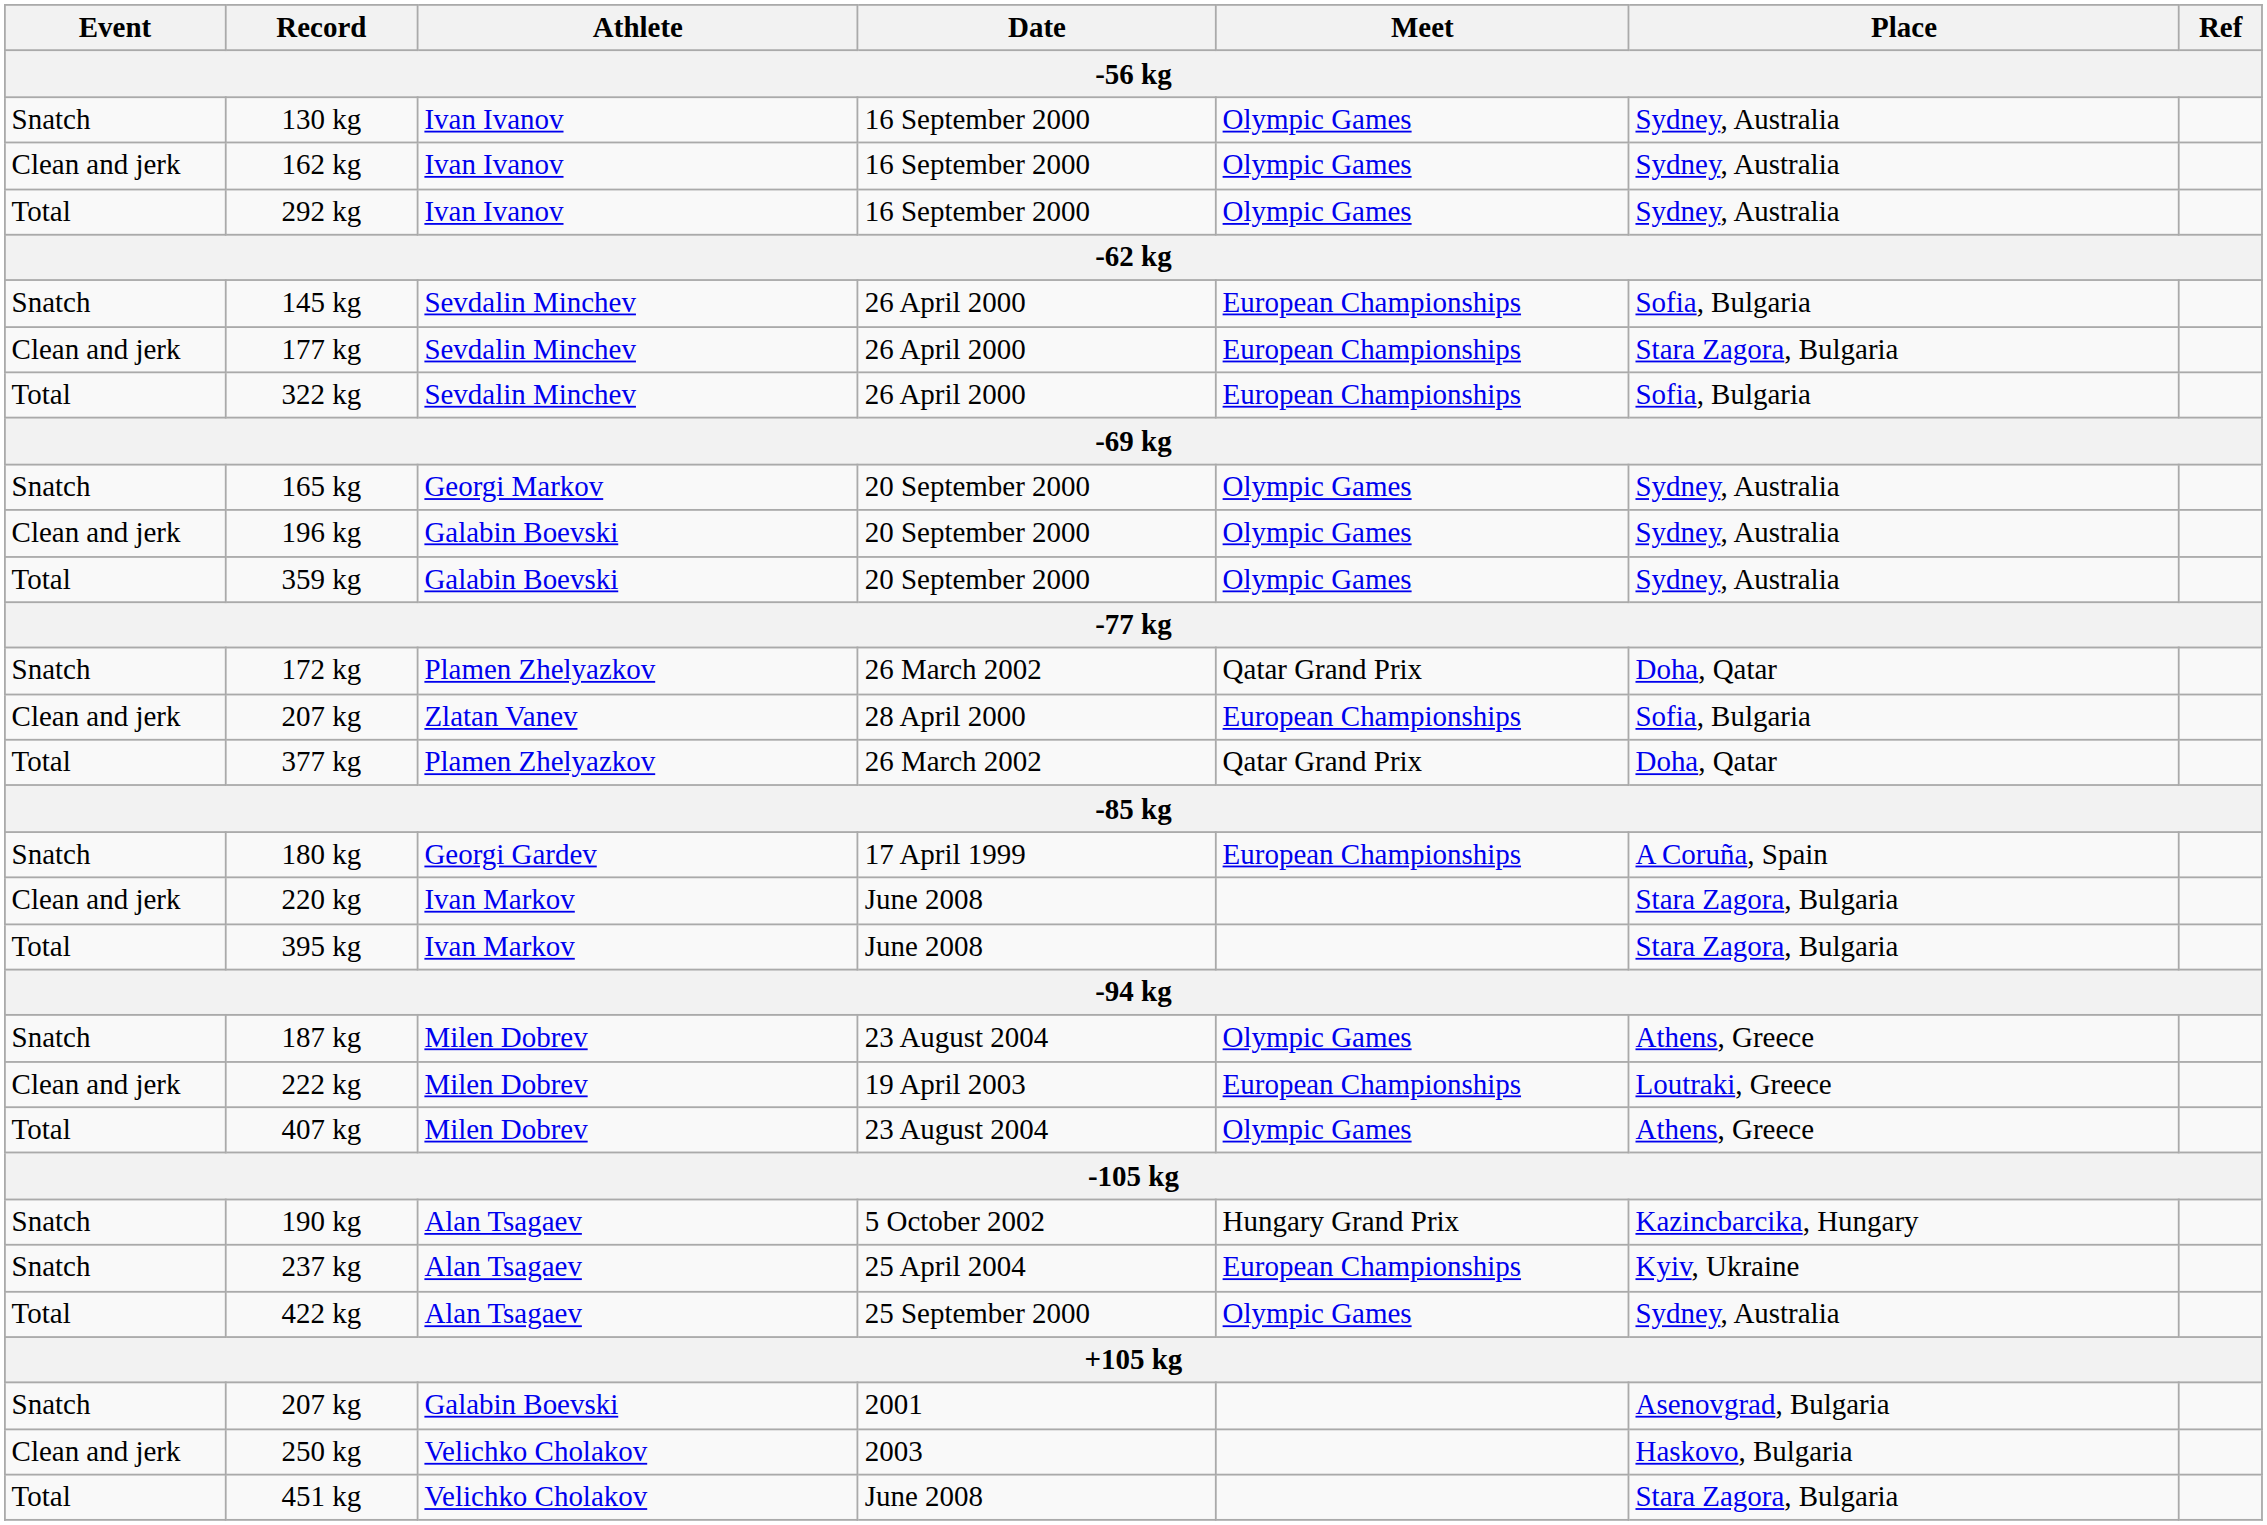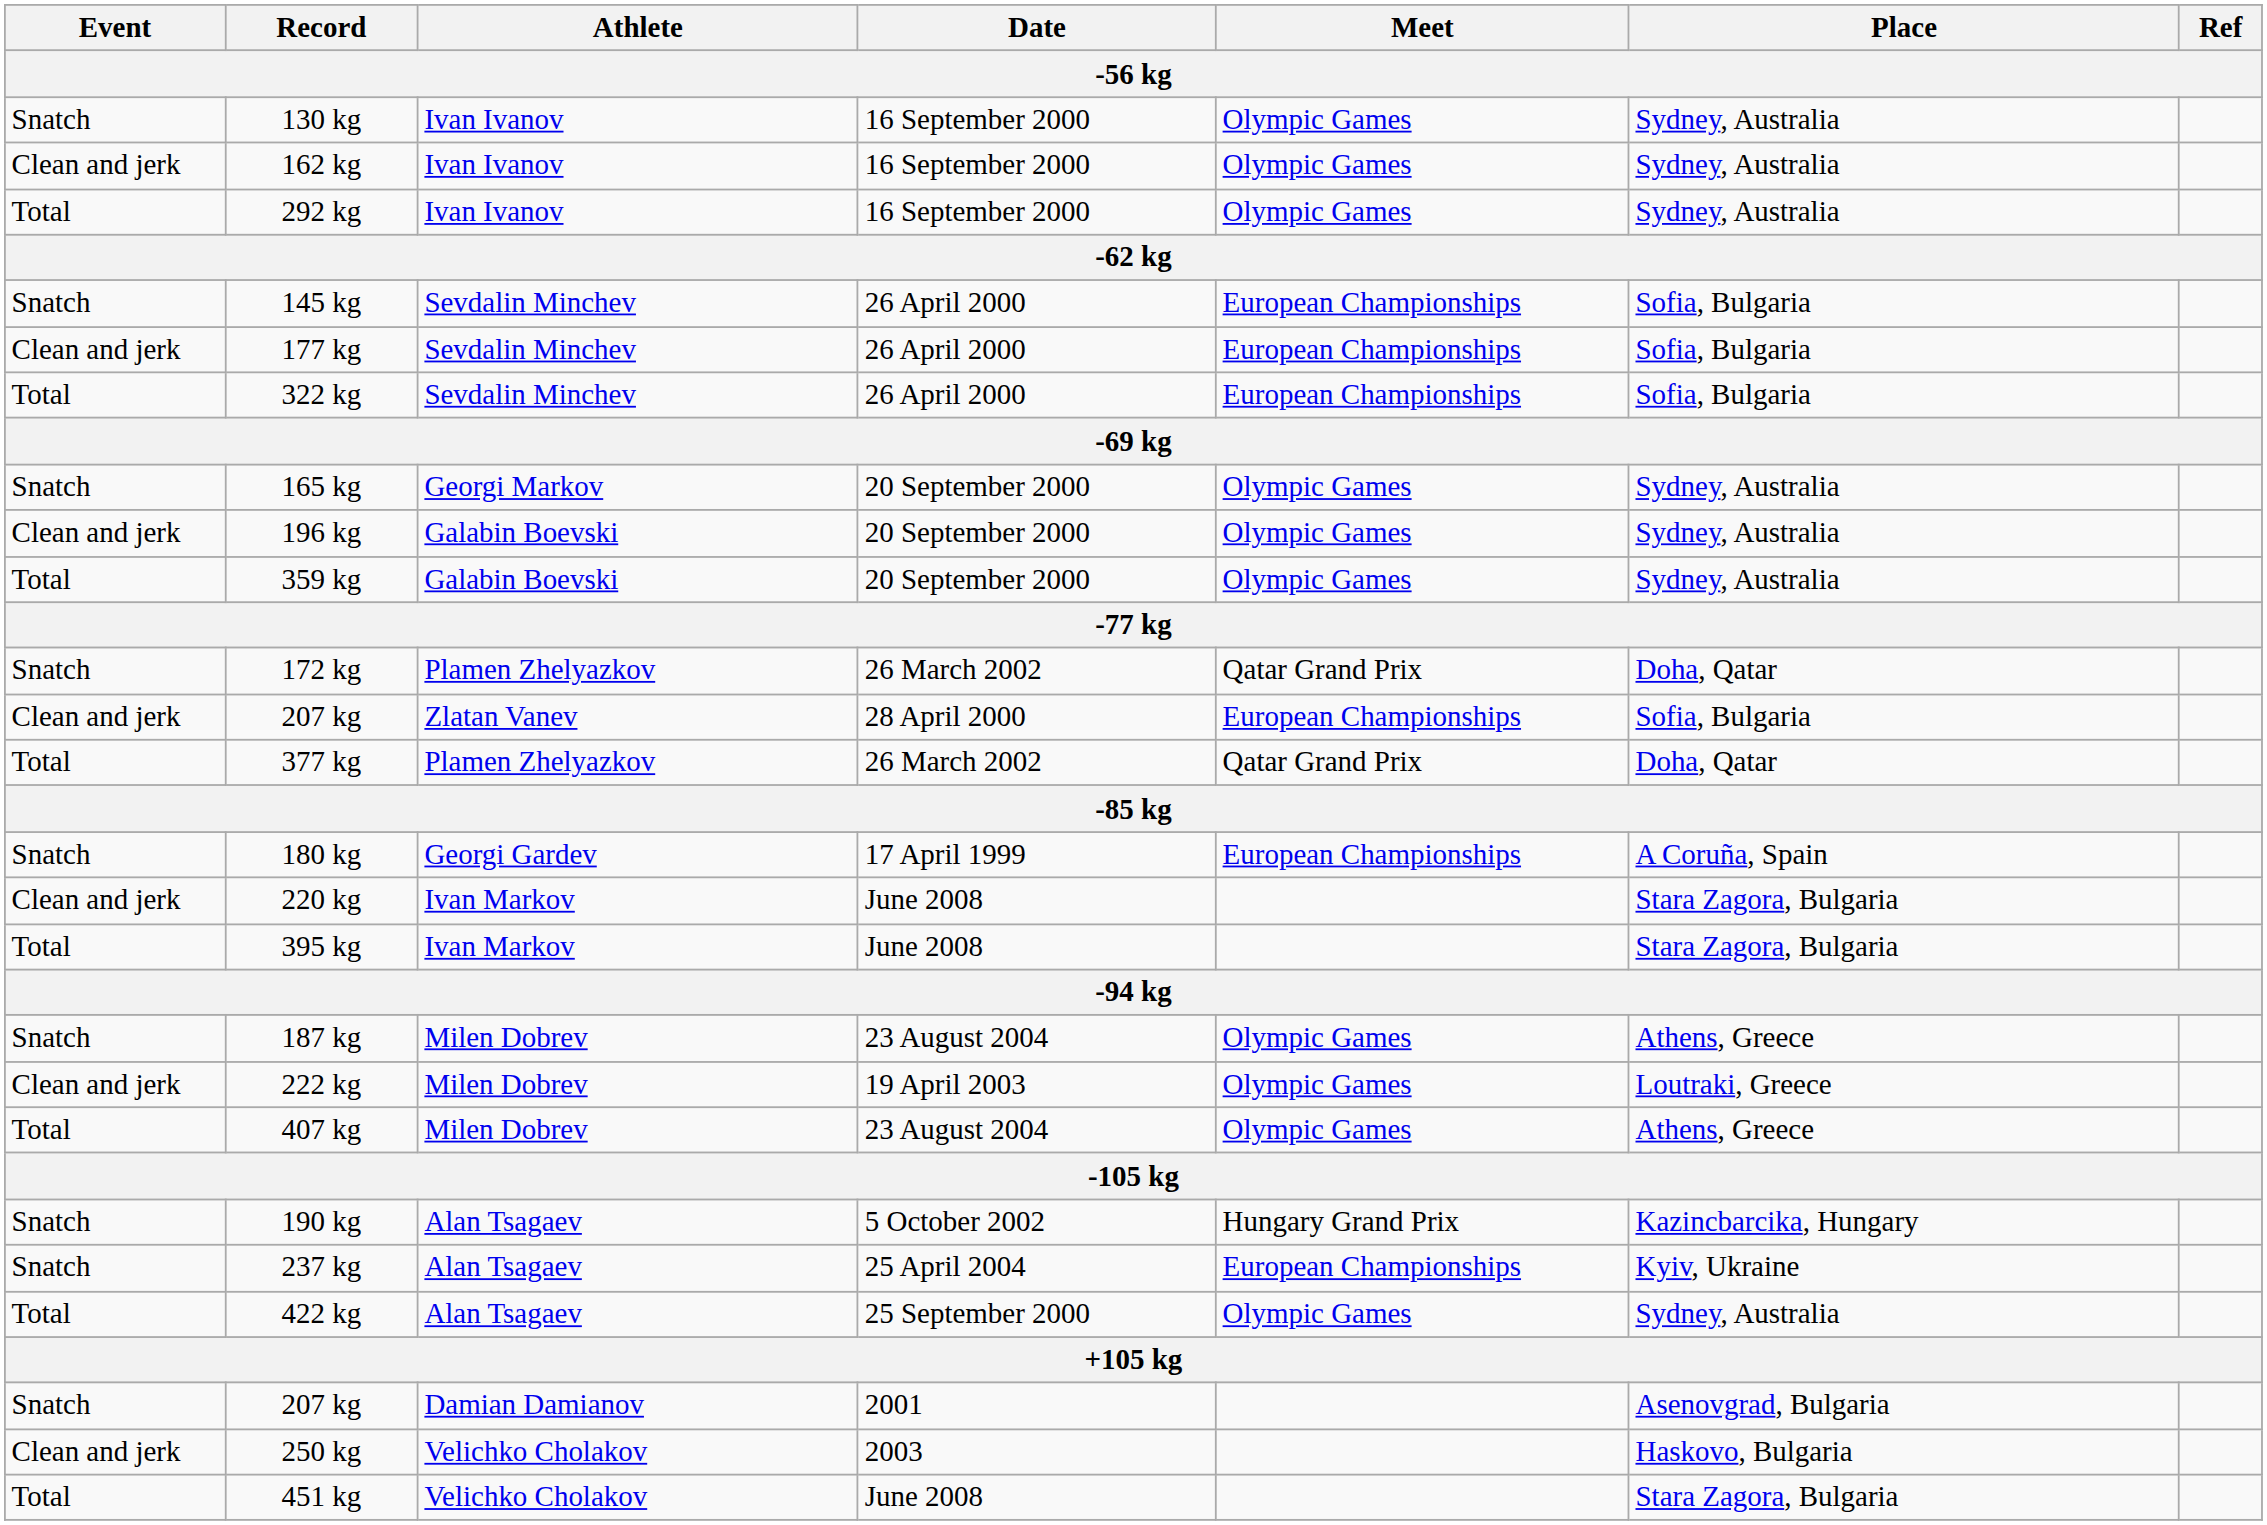(1767, 348) Stara Zagora, Bulgaria -> (1723, 348) Sofia, Bulgaria
(1372, 1083) European Championships -> (1317, 1083) Olympic Games
(521, 1405) Galabin Boevski -> (534, 1405) Damian Damianov
